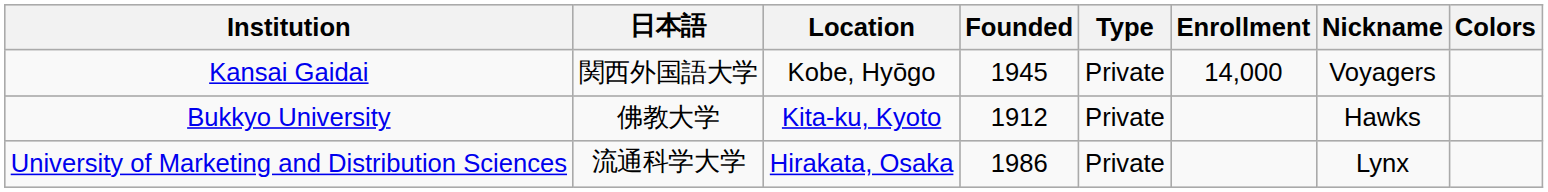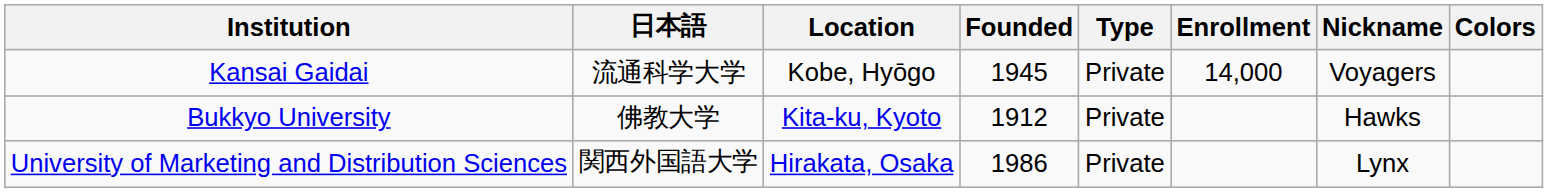(668, 71) 関西外国語大学 -> (668, 71) 流通科学大学
(668, 162) 流通科学大学 -> (668, 162) 関西外国語大学
